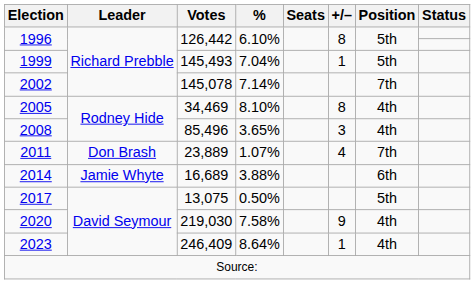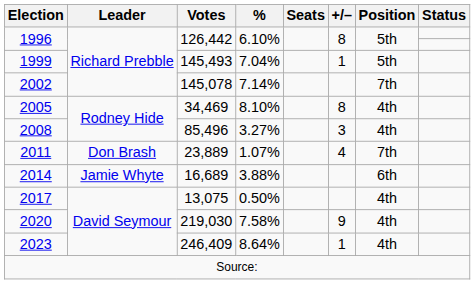(259, 130) 3.65% -> (259, 130) 3.27%
(387, 198) 5th -> (387, 198) 4th
